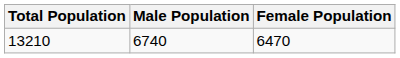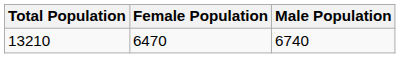columns swapped: (191, 16) <-> (324, 16)
